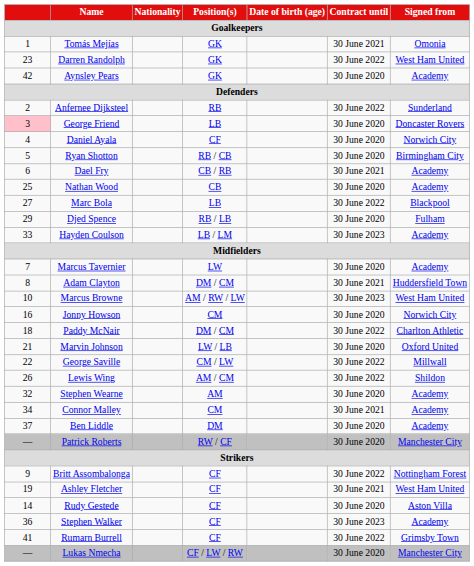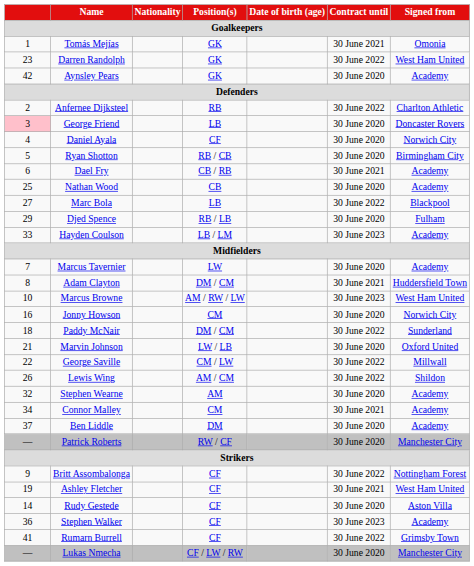(430, 108) Sunderland -> (430, 108) Charlton Athletic
(430, 331) Charlton Athletic -> (430, 331) Sunderland
